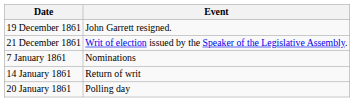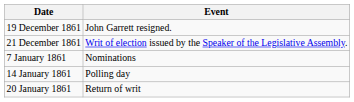(113, 74) Return of writ -> (108, 74) Polling day
(108, 89) Polling day -> (113, 89) Return of writ
